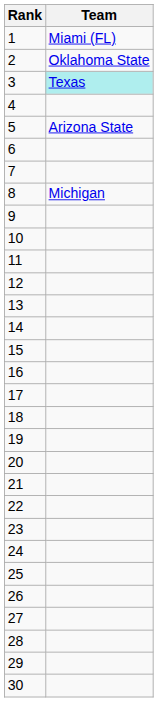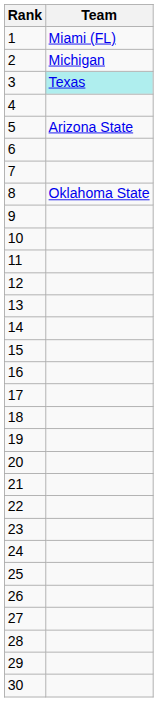(99, 60) Oklahoma State -> (77, 60) Michigan
(77, 194) Michigan -> (99, 194) Oklahoma State
